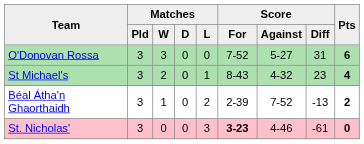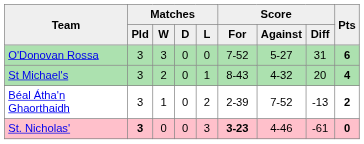(320, 75) 23 -> (320, 75) 20
(140, 128) normal -> (140, 128) bold
